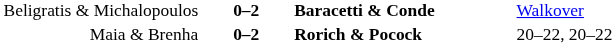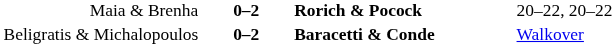rows swapped: (144, 34) <-> (101, 10)
